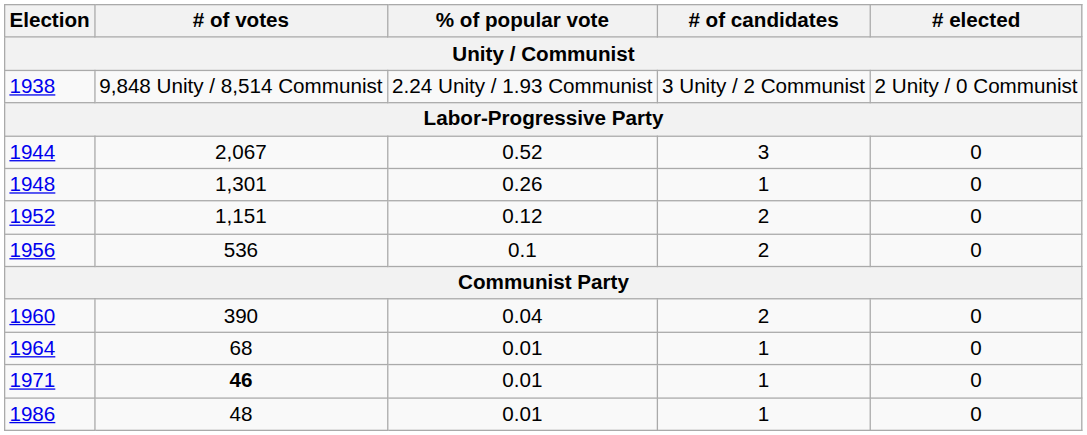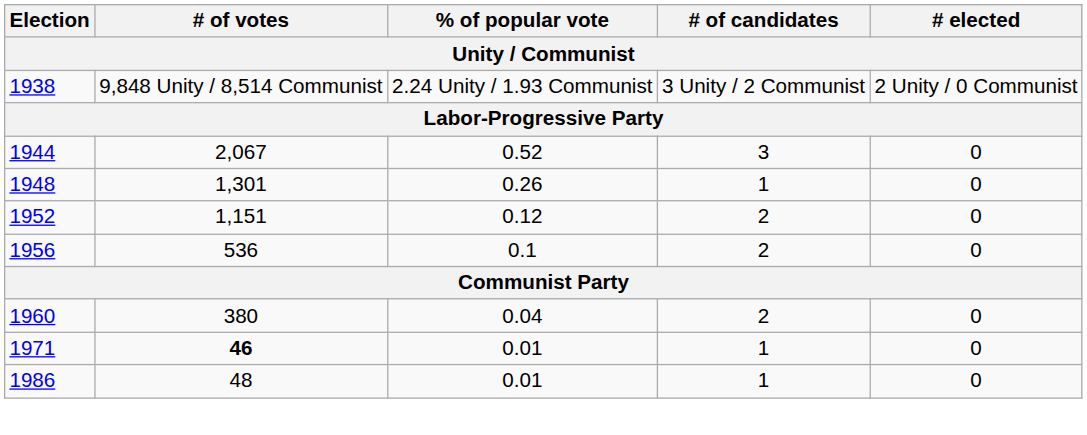(241, 315) 390 -> (241, 315) 380
- row: (32, 348)
